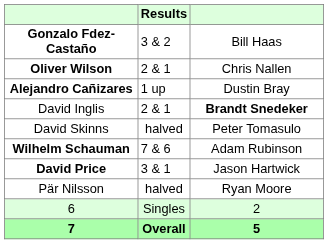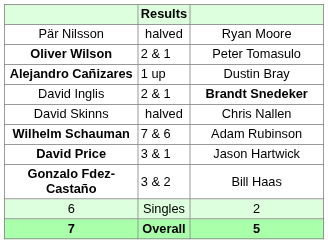rows swapped: (71, 41) <-> (71, 188)
(257, 68) Chris Nallen -> (257, 54) Peter Tomasulo
(257, 128) Peter Tomasulo -> (257, 114) Chris Nallen
